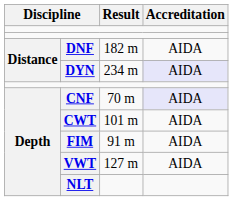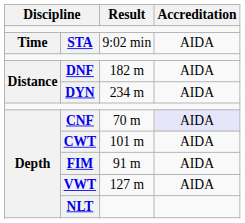+ row: (80, 43)
(185, 70) lavender background -> (197, 92) no background
